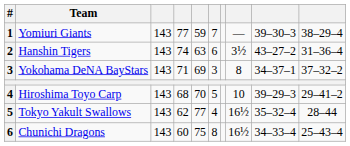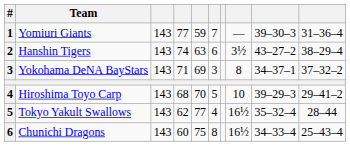(322, 32) 38–29–4 -> (322, 32) 31–36–4
(322, 51) 31–36–4 -> (322, 51) 38–29–4
